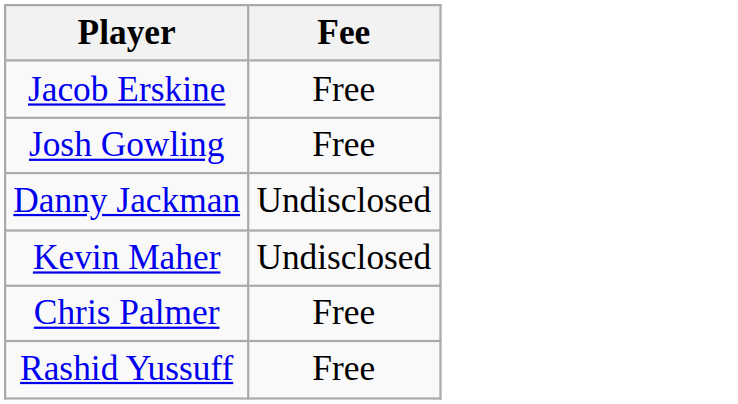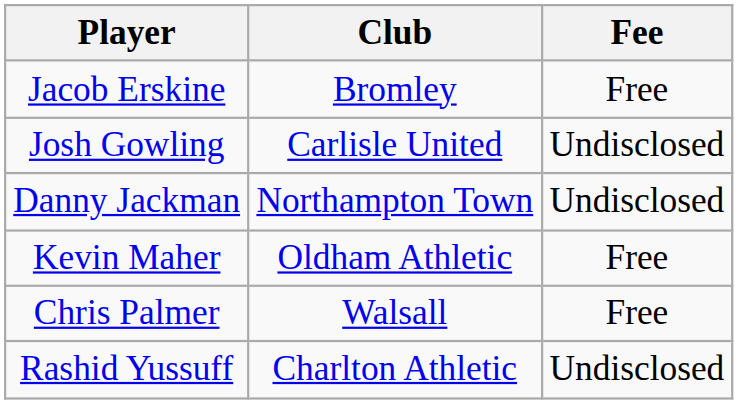+ column: (395, 32)
(344, 144) Free -> (637, 144) Undisclosed
(344, 256) Undisclosed -> (637, 256) Free
(344, 369) Free -> (637, 369) Undisclosed
